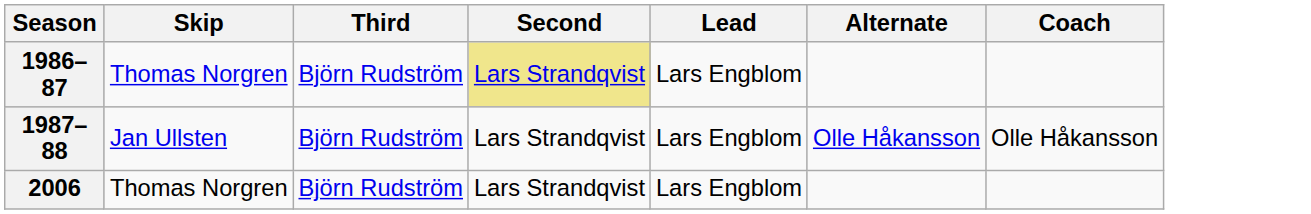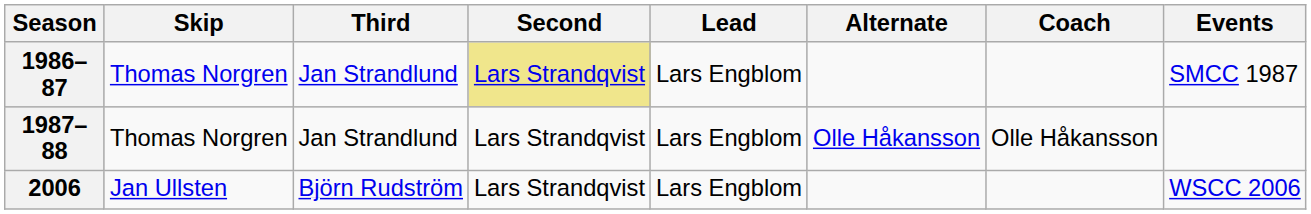+ column: (1235, 23)
(381, 74) Björn Rudström -> (378, 74) Jan Strandlund
(168, 138) Jan Ullsten -> (199, 138) Thomas Norgren
(381, 138) Björn Rudström -> (378, 138) Jan Strandlund
(199, 189) Thomas Norgren -> (168, 189) Jan Ullsten
